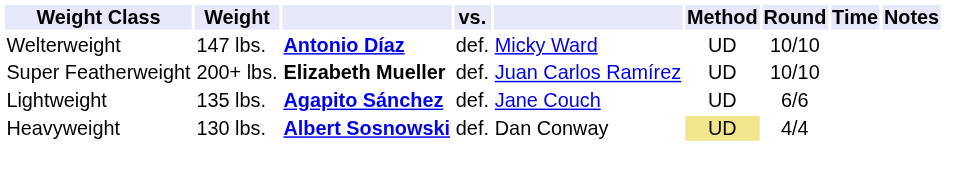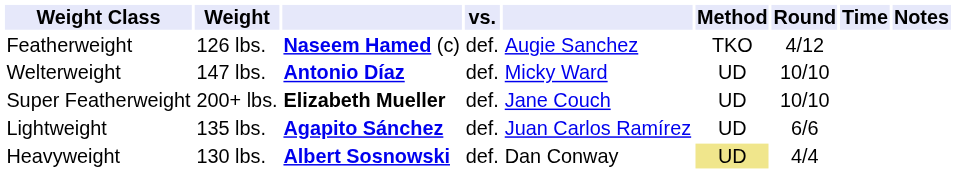+ row: (69, 45)
(588, 73) Juan Carlos Ramírez -> (558, 101) Jane Couch
(548, 101) Jane Couch -> (598, 128) Juan Carlos Ramírez
